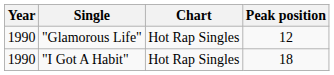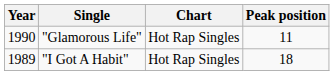(286, 37) 12 -> (286, 37) 11
(22, 59) 1990 -> (22, 59) 1989
